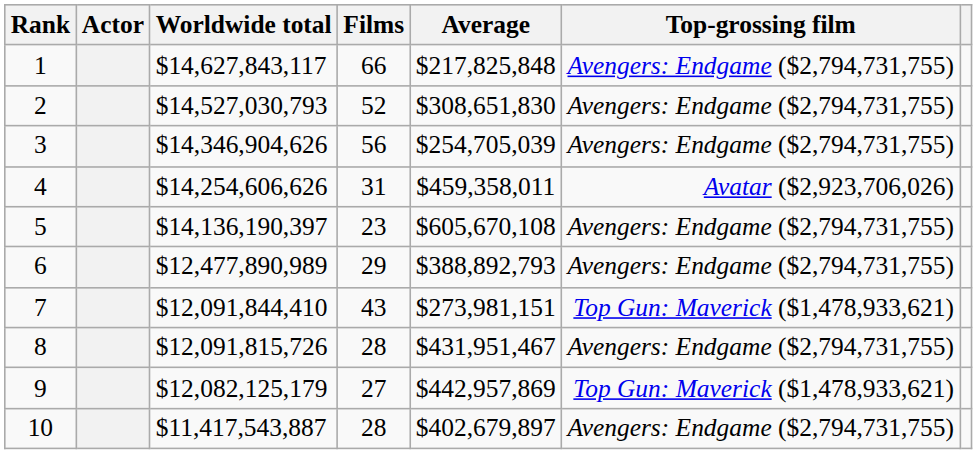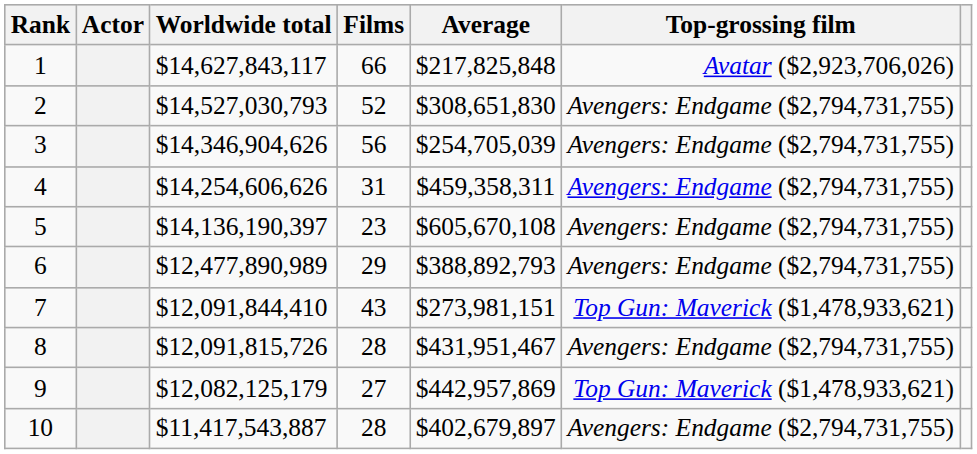(761, 65) Avengers: Endgame ($2,794,731,755) -> (829, 65) Avatar ($2,923,706,026)
(486, 186) $459,358,011 -> (486, 186) $459,358,311
(829, 186) Avatar ($2,923,706,026) -> (761, 186) Avengers: Endgame ($2,794,731,755)
